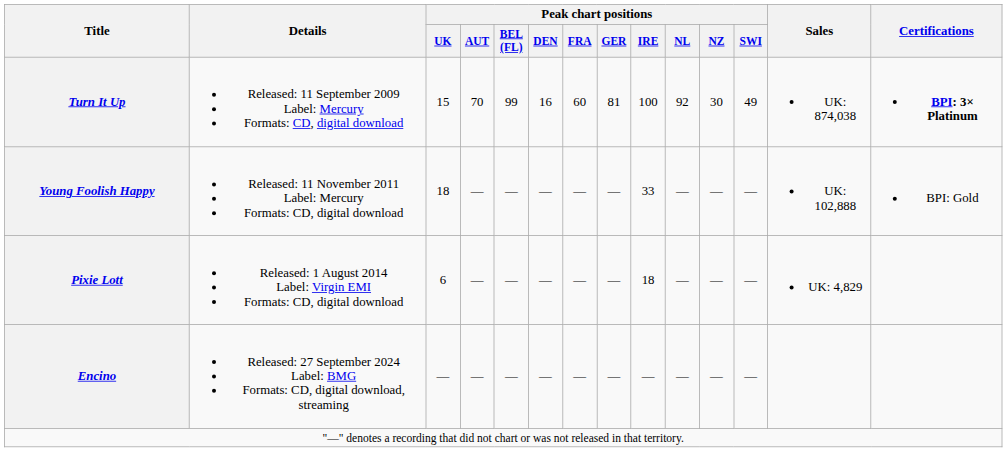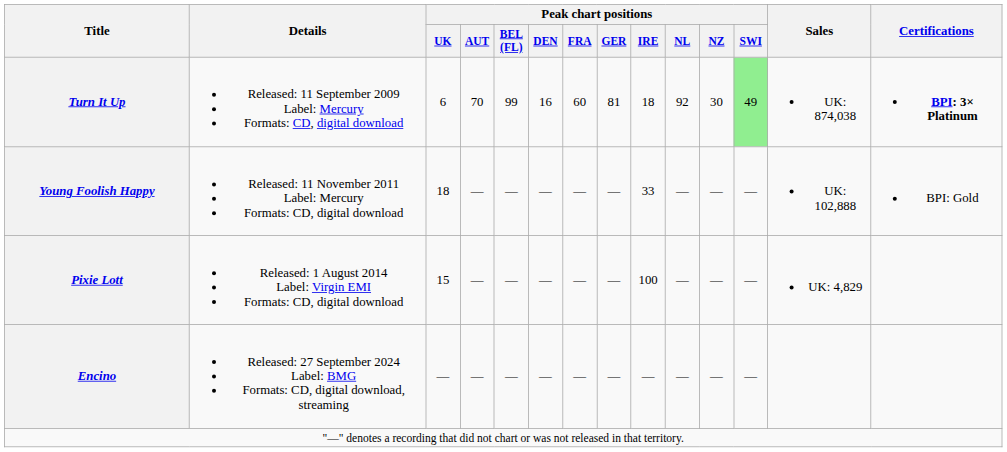(443, 101) 15 -> (443, 101) 6
(648, 101) 100 -> (648, 101) 18
(751, 101) no background -> (751, 101) lightgreen background
(443, 280) 6 -> (443, 280) 15
(648, 280) 18 -> (648, 280) 100
